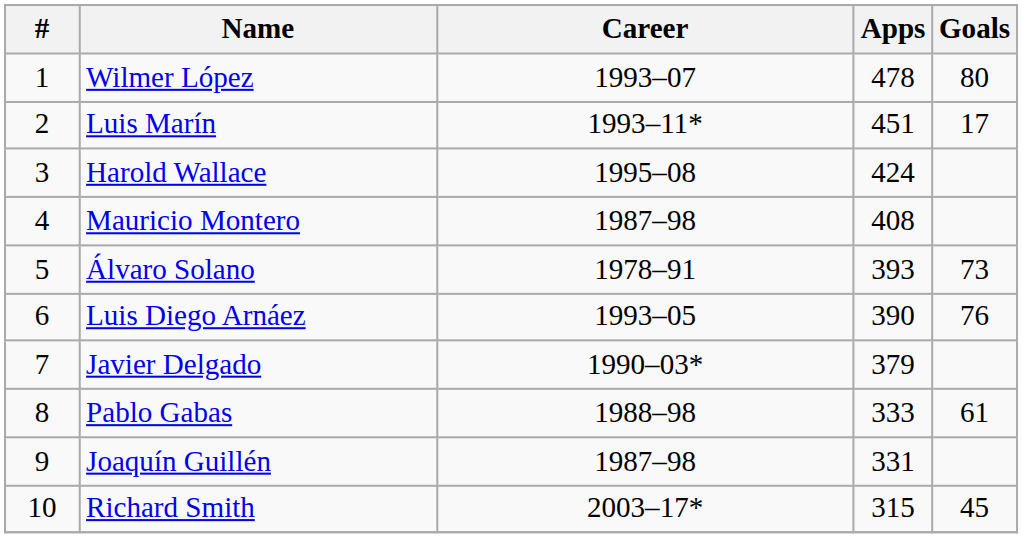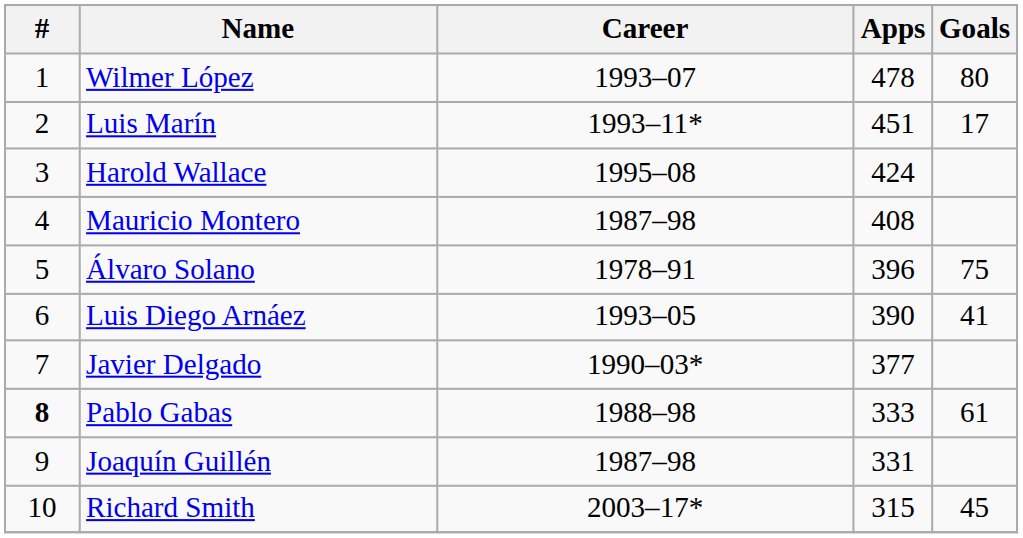(893, 268) 393 -> (893, 268) 396
(975, 268) 73 -> (975, 268) 75
(975, 316) 76 -> (975, 316) 41
(893, 364) 379 -> (893, 364) 377
(42, 412) normal -> (42, 412) bold
